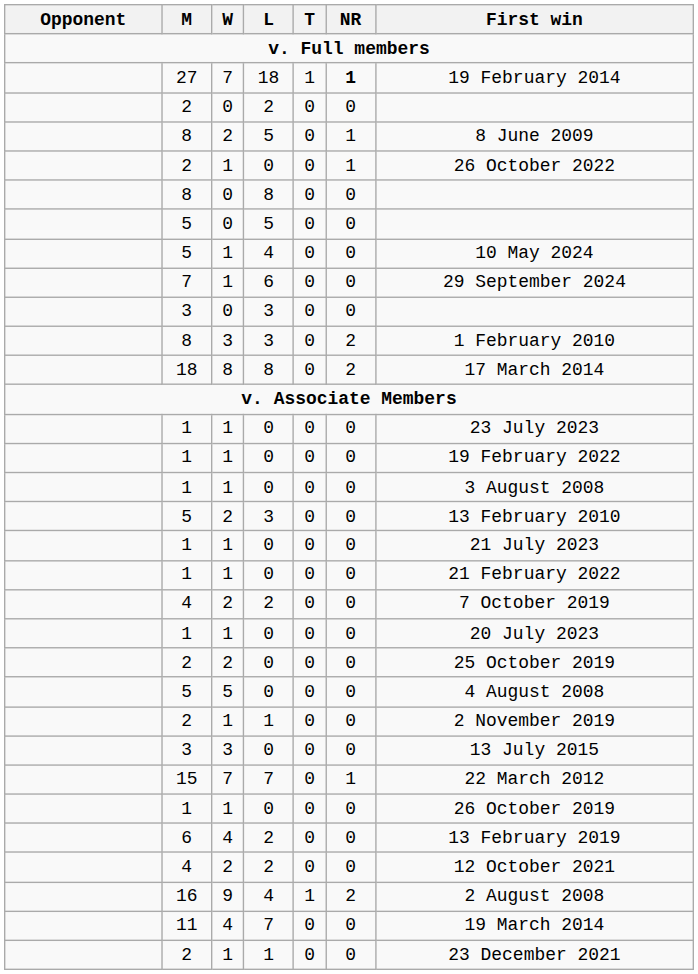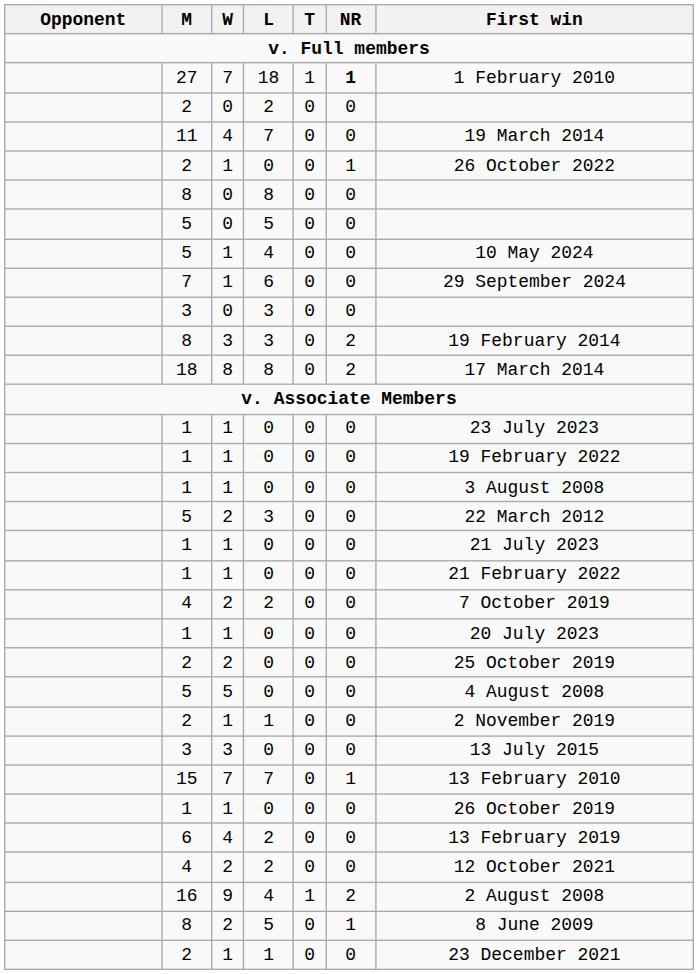(534, 78) 19 February 2014 -> (534, 78) 1 February 2010
rows swapped: (187, 136) <-> (187, 926)
(534, 341) 1 February 2010 -> (534, 341) 19 February 2014
(534, 516) 13 February 2010 -> (534, 516) 22 March 2012
(534, 780) 22 March 2012 -> (534, 780) 13 February 2010
